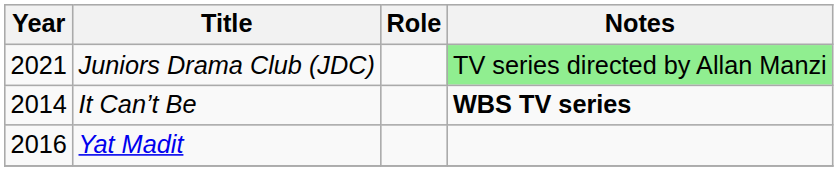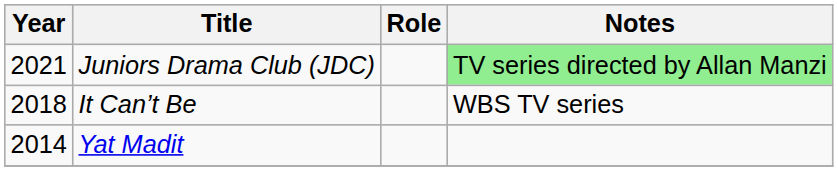(39, 104) 2014 -> (39, 104) 2018
(542, 104) bold -> (538, 104) normal
(39, 144) 2016 -> (39, 144) 2014
